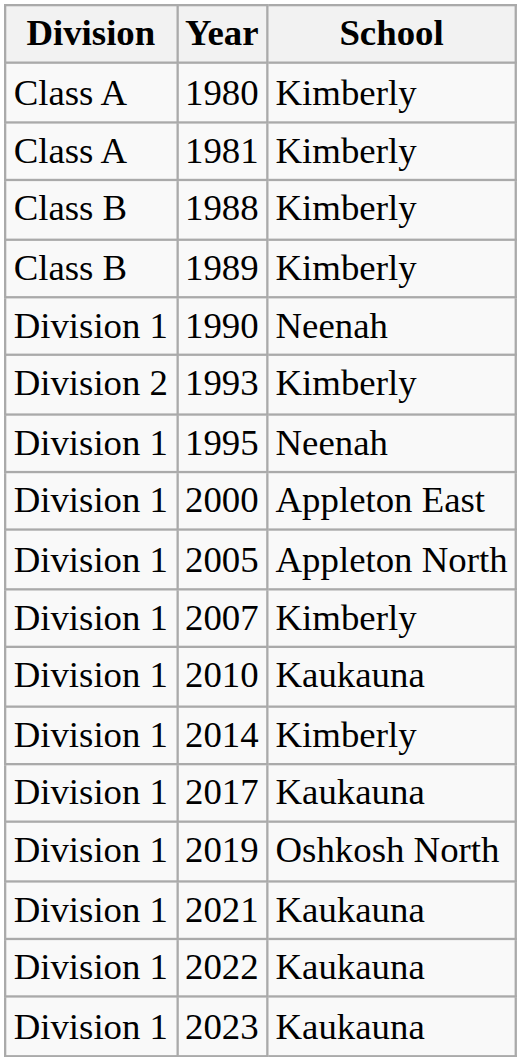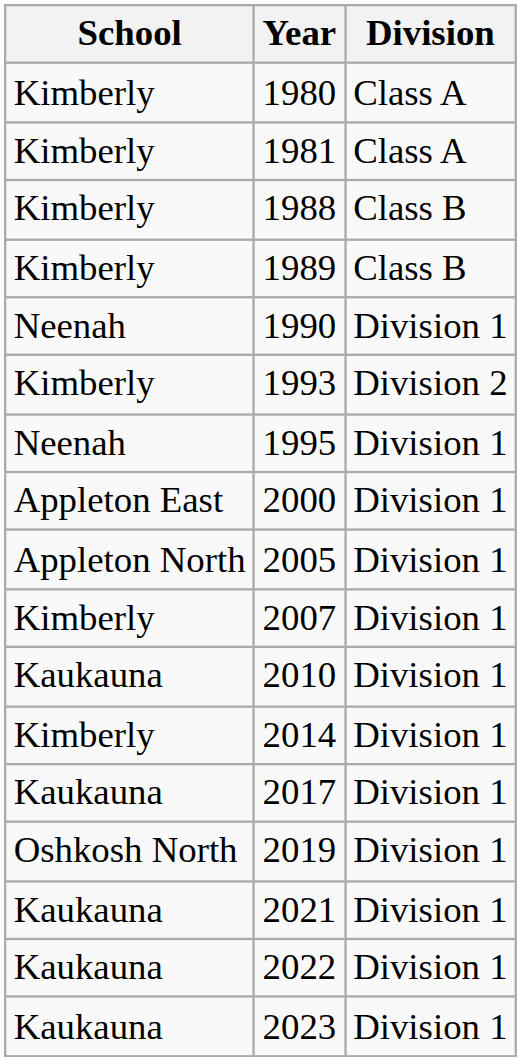columns swapped: (392, 33) <-> (91, 33)
